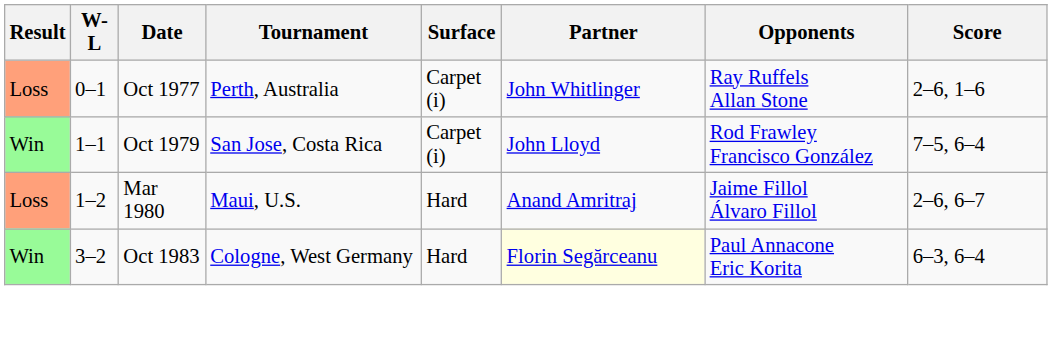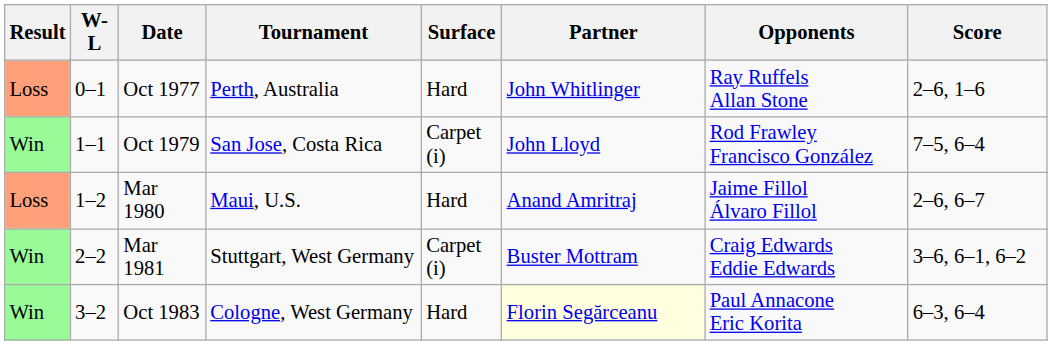(454, 88) Carpet (i) -> (447, 88) Hard
+ row: (144, 256)
